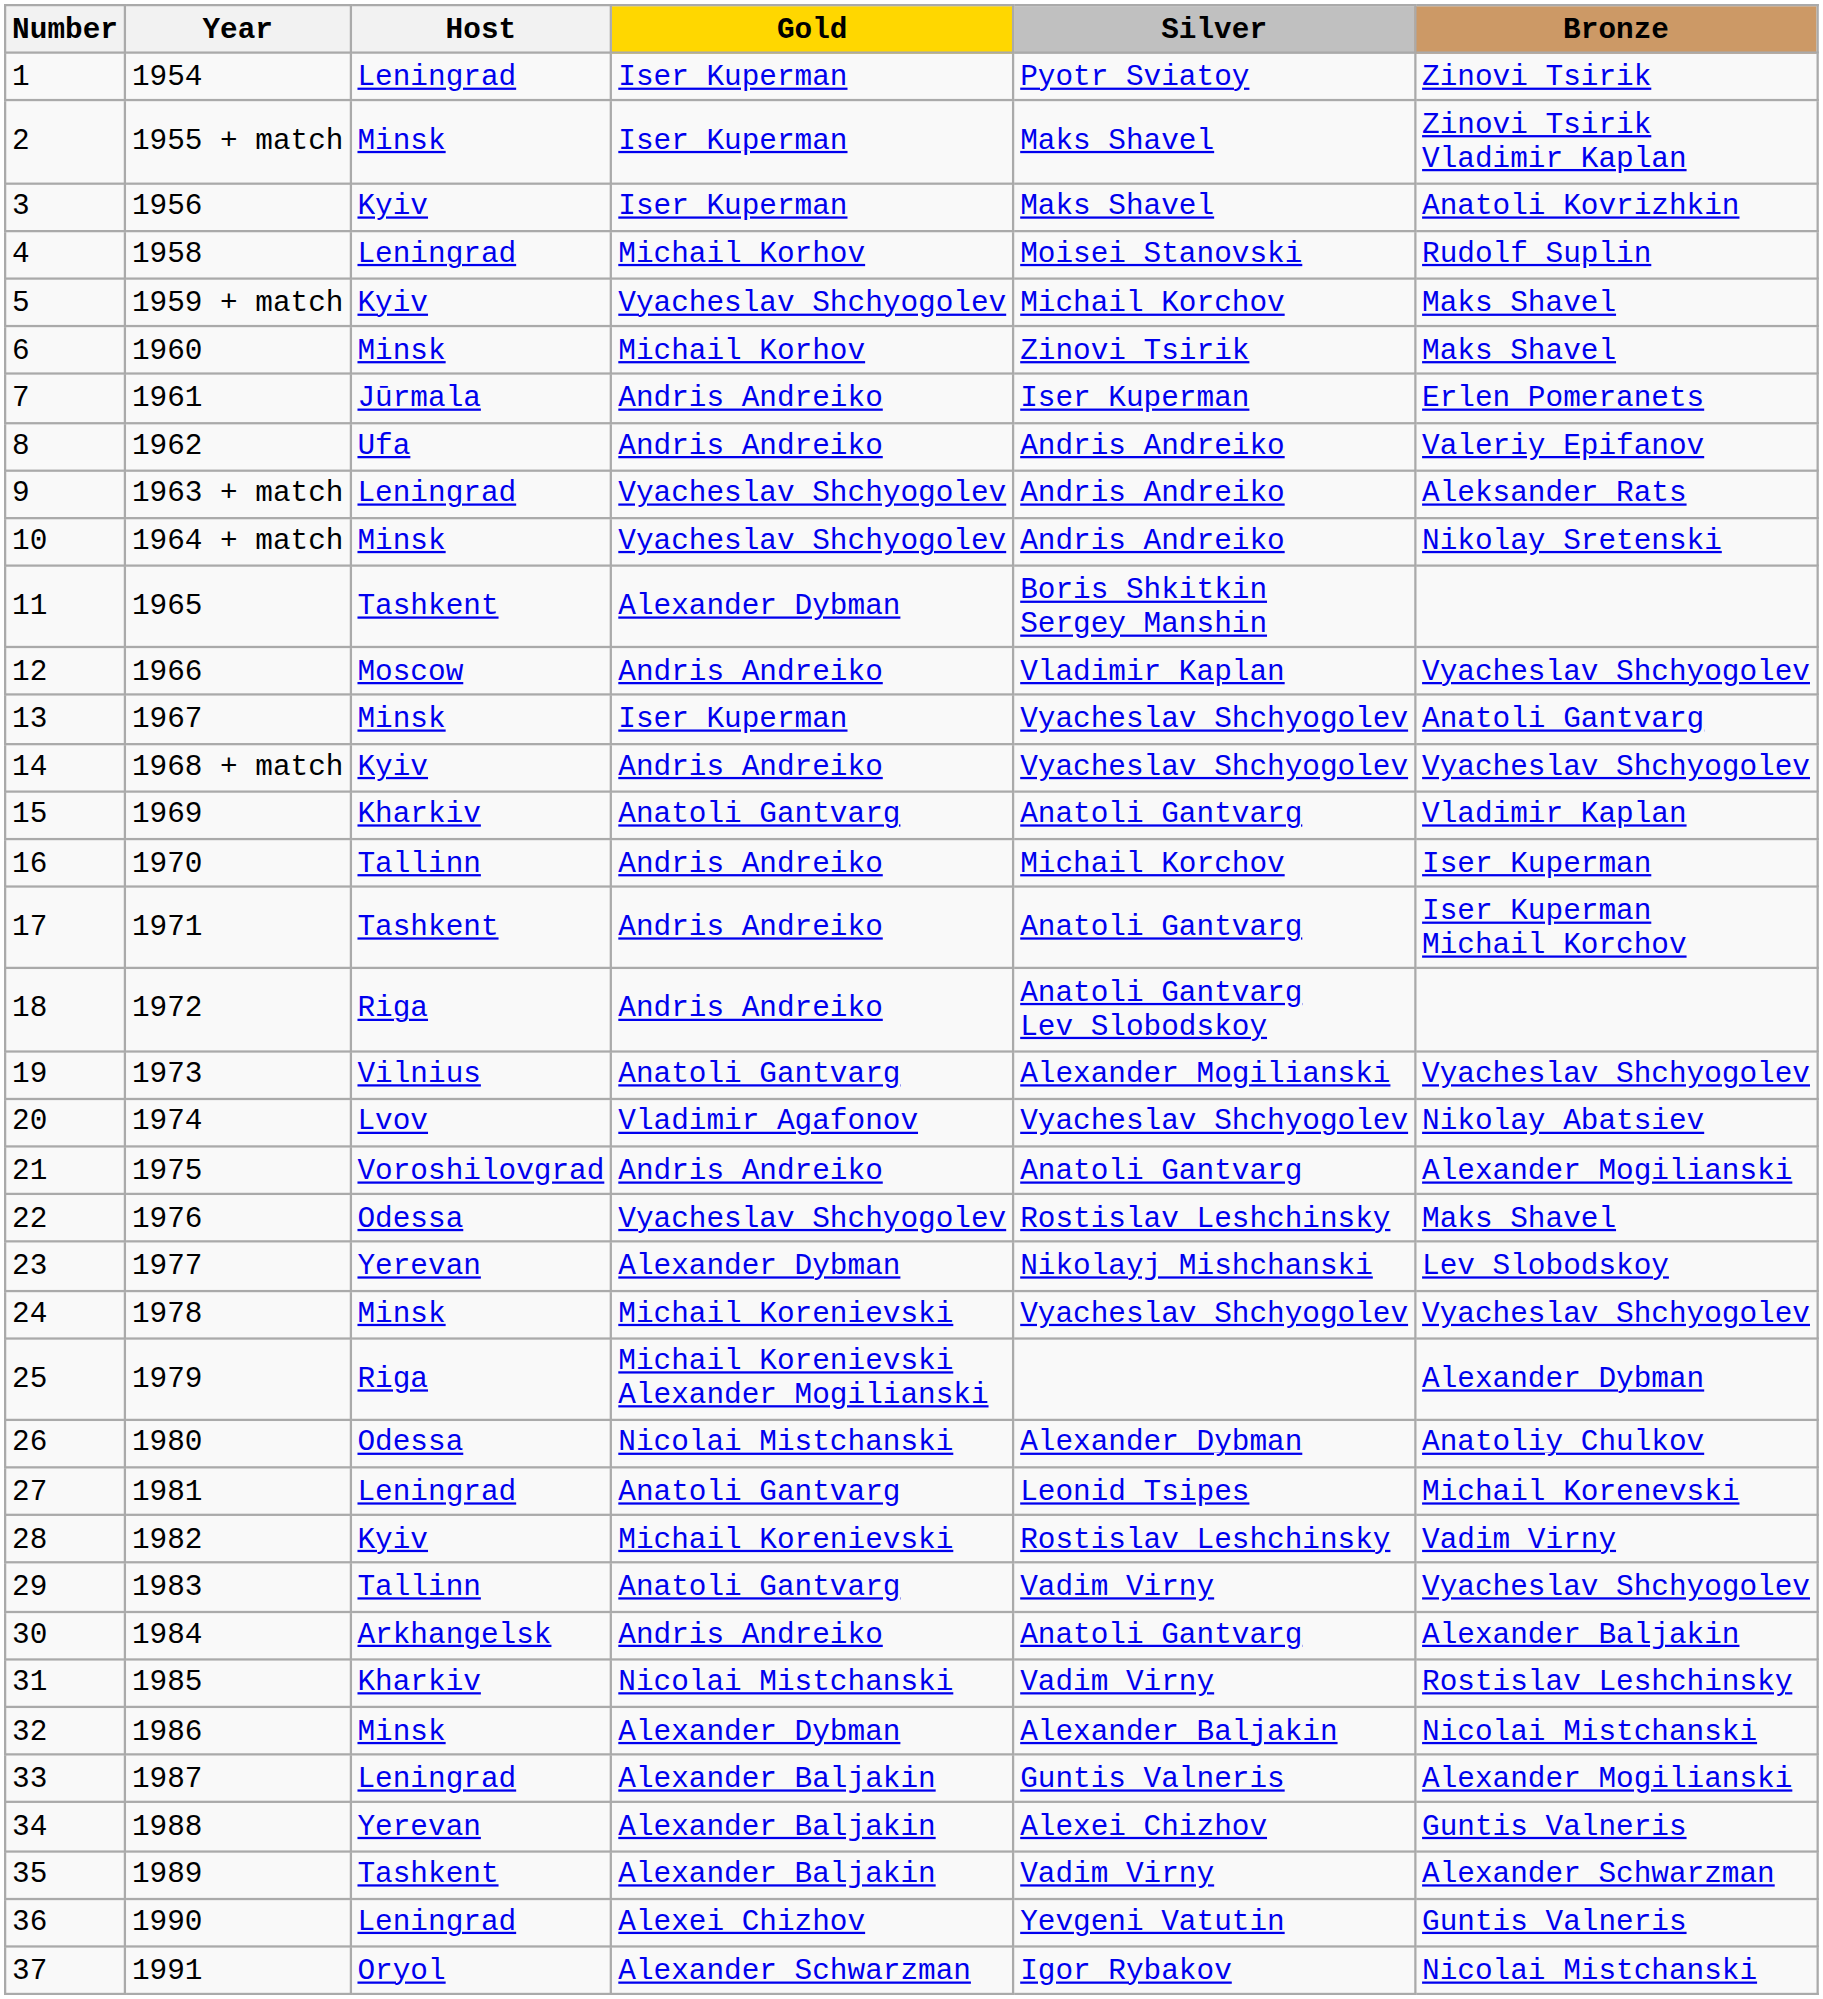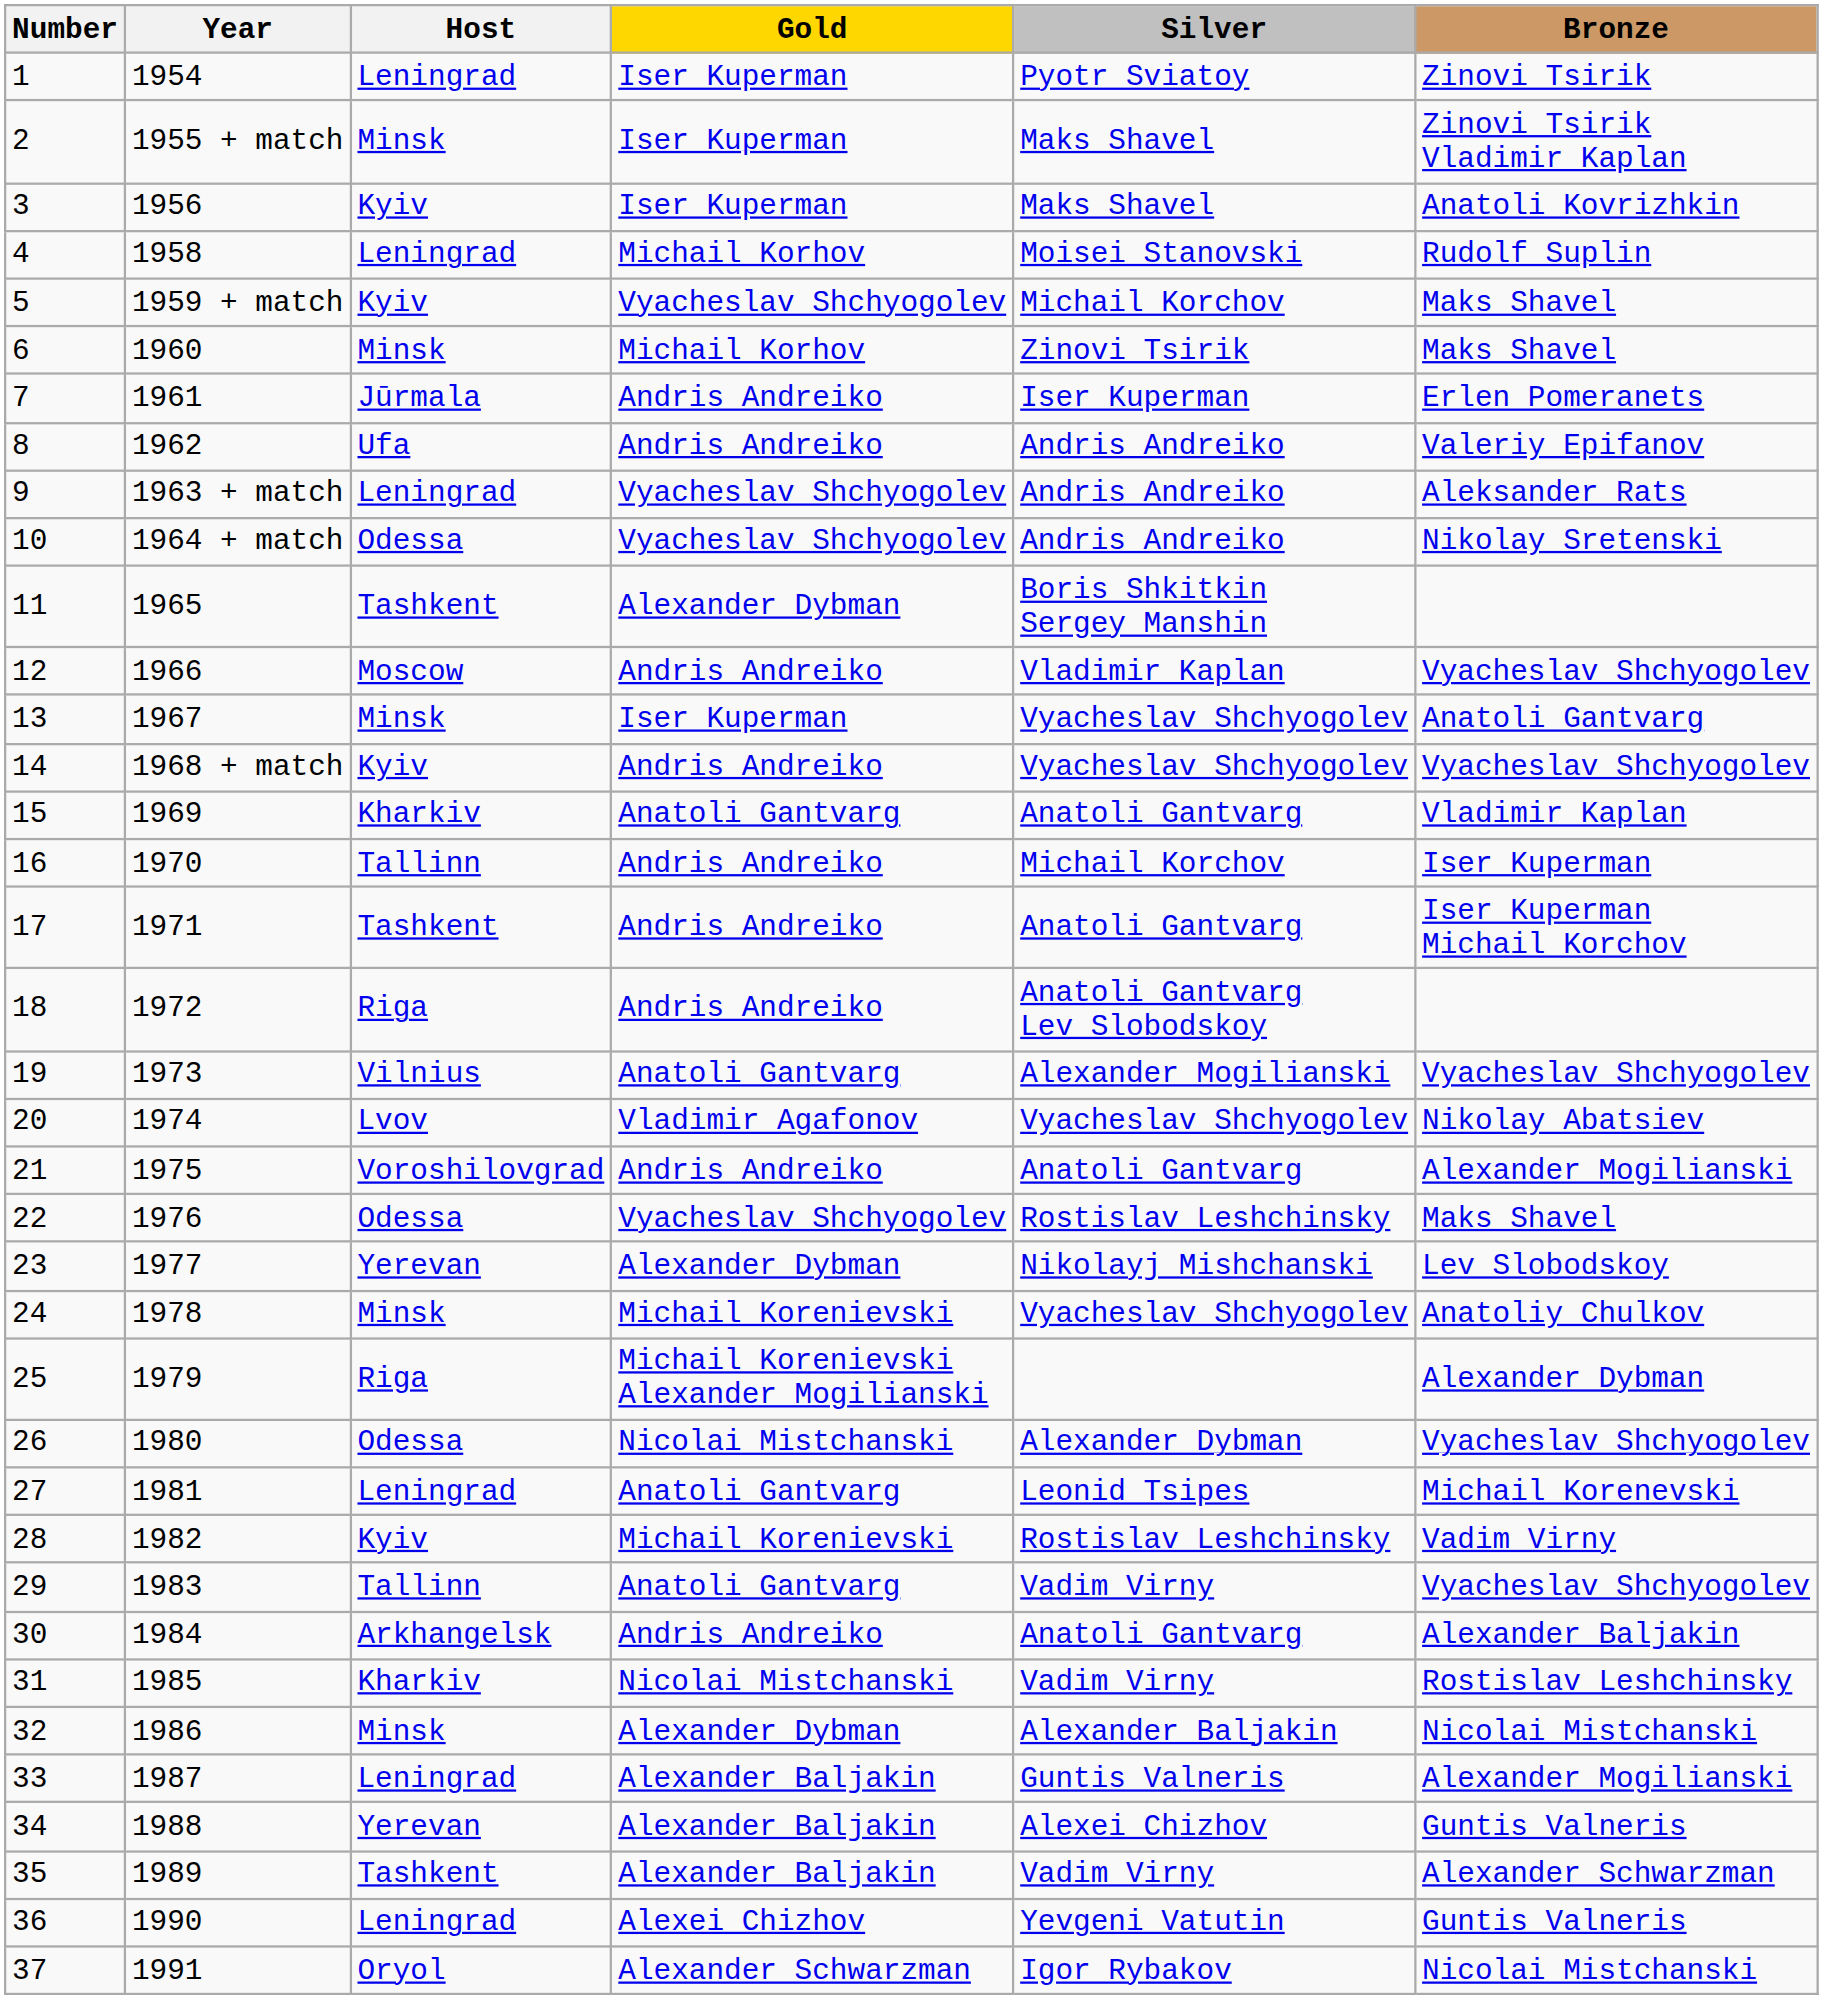(402, 542) Minsk -> (410, 542) Odessa
(1616, 1314) Vyacheslav Shchyogolev -> (1563, 1314) Anatoliy Chulkov
(1563, 1444) Anatoliy Chulkov -> (1616, 1444) Vyacheslav Shchyogolev
